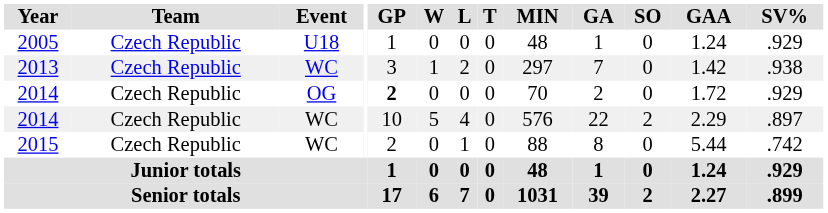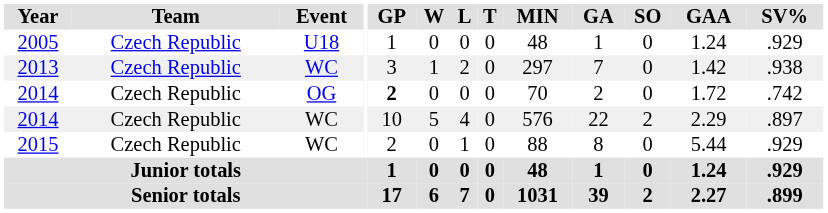(785, 93) .929 -> (785, 93) .742
(785, 144) .742 -> (785, 144) .929
